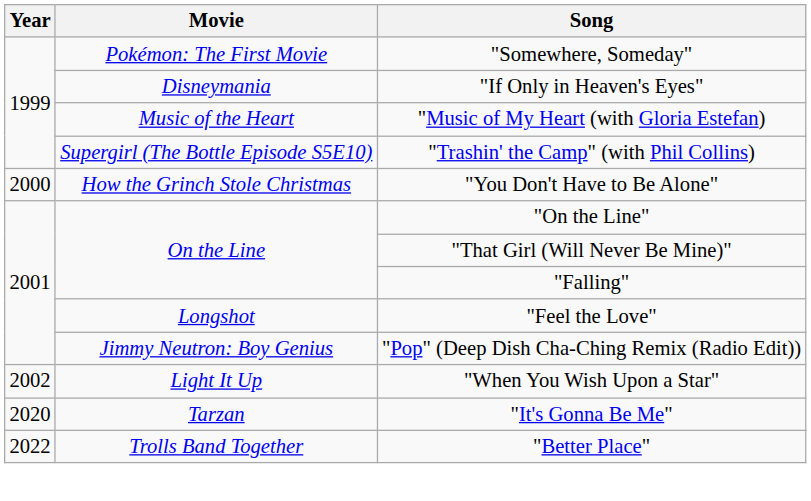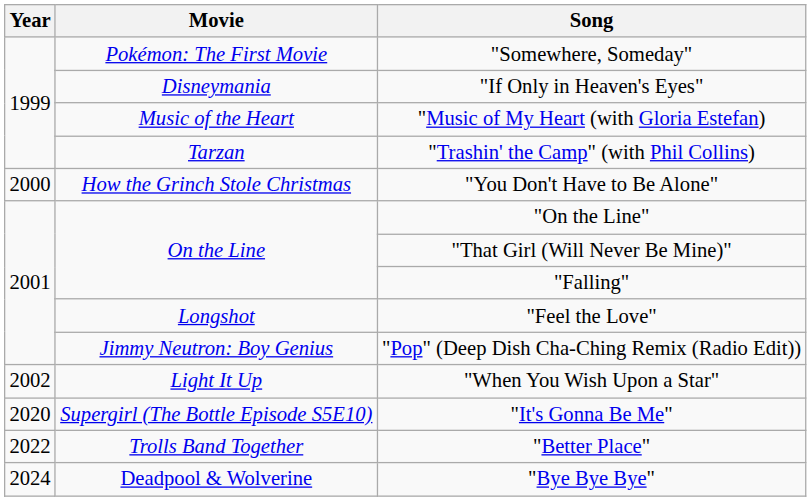(216, 151) Supergirl (The Bottle Episode S5E10) -> (216, 151) Tarzan
(216, 413) Tarzan -> (216, 413) Supergirl (The Bottle Episode S5E10)
+ row: (592, 479)
